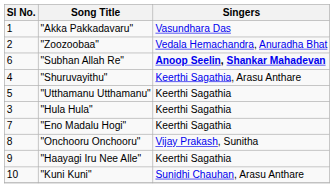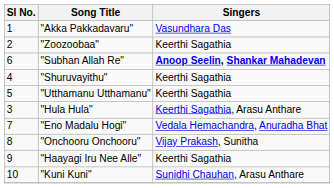(241, 45) Vedala Hemachandra, Anuradha Bhat -> (193, 45) Keerthi Sagathia
(228, 77) Keerthi Sagathia, Arasu Anthare -> (193, 77) Keerthi Sagathia
(193, 110) Keerthi Sagathia -> (228, 110) Keerthi Sagathia, Arasu Anthare
(193, 126) Keerthi Sagathia -> (241, 126) Vedala Hemachandra, Anuradha Bhat
